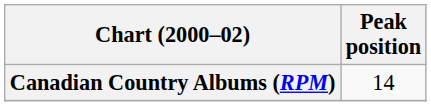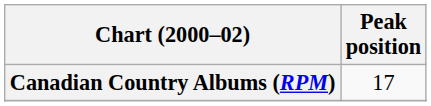(383, 82) 14 -> (383, 82) 17
